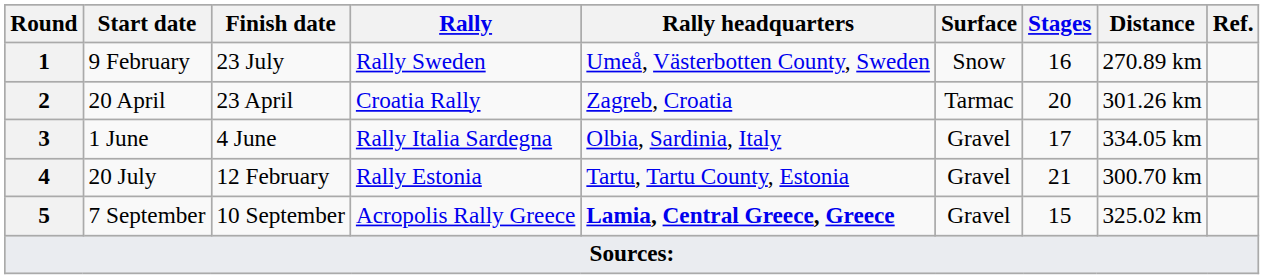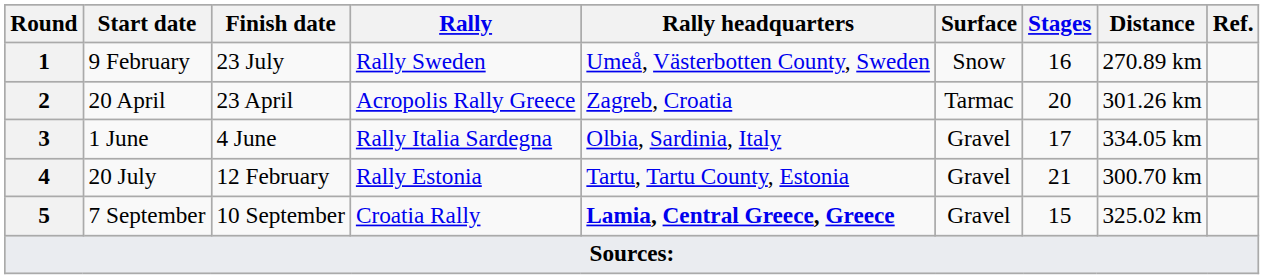(418, 100) Croatia Rally -> (466, 100) Acropolis Rally Greece
(466, 215) Acropolis Rally Greece -> (418, 215) Croatia Rally
